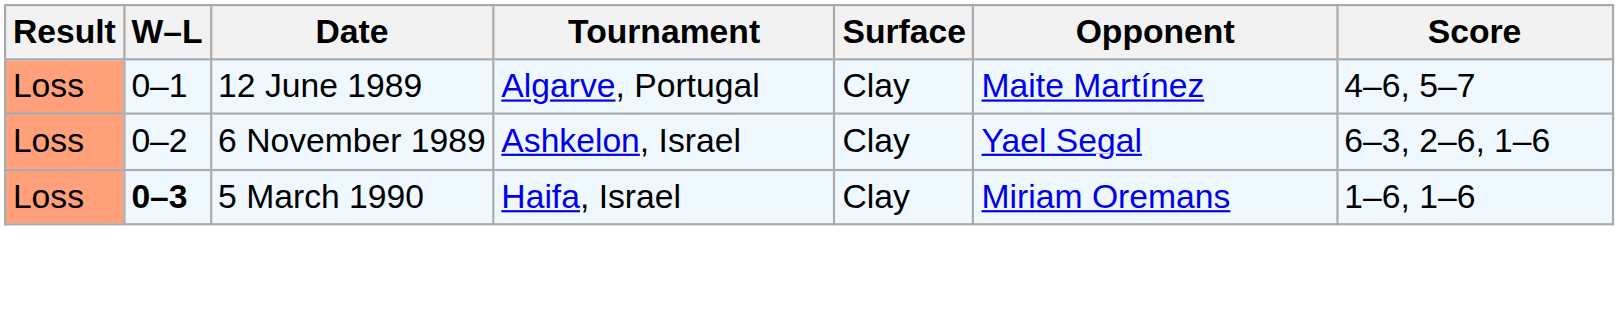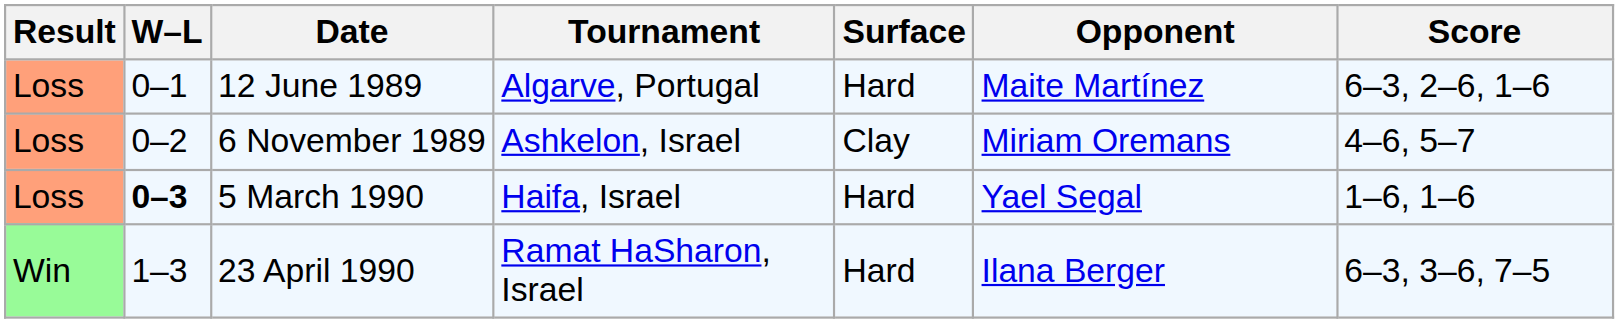(876, 86) Clay -> (879, 86) Hard
(1410, 86) 4–6, 5–7 -> (1447, 86) 6–3, 2–6, 1–6
(1062, 140) Yael Segal -> (1106, 140) Miriam Oremans
(1447, 140) 6–3, 2–6, 1–6 -> (1410, 140) 4–6, 5–7
(876, 195) Clay -> (879, 195) Hard
(1106, 195) Miriam Oremans -> (1062, 195) Yael Segal
+ row: (316, 269)
